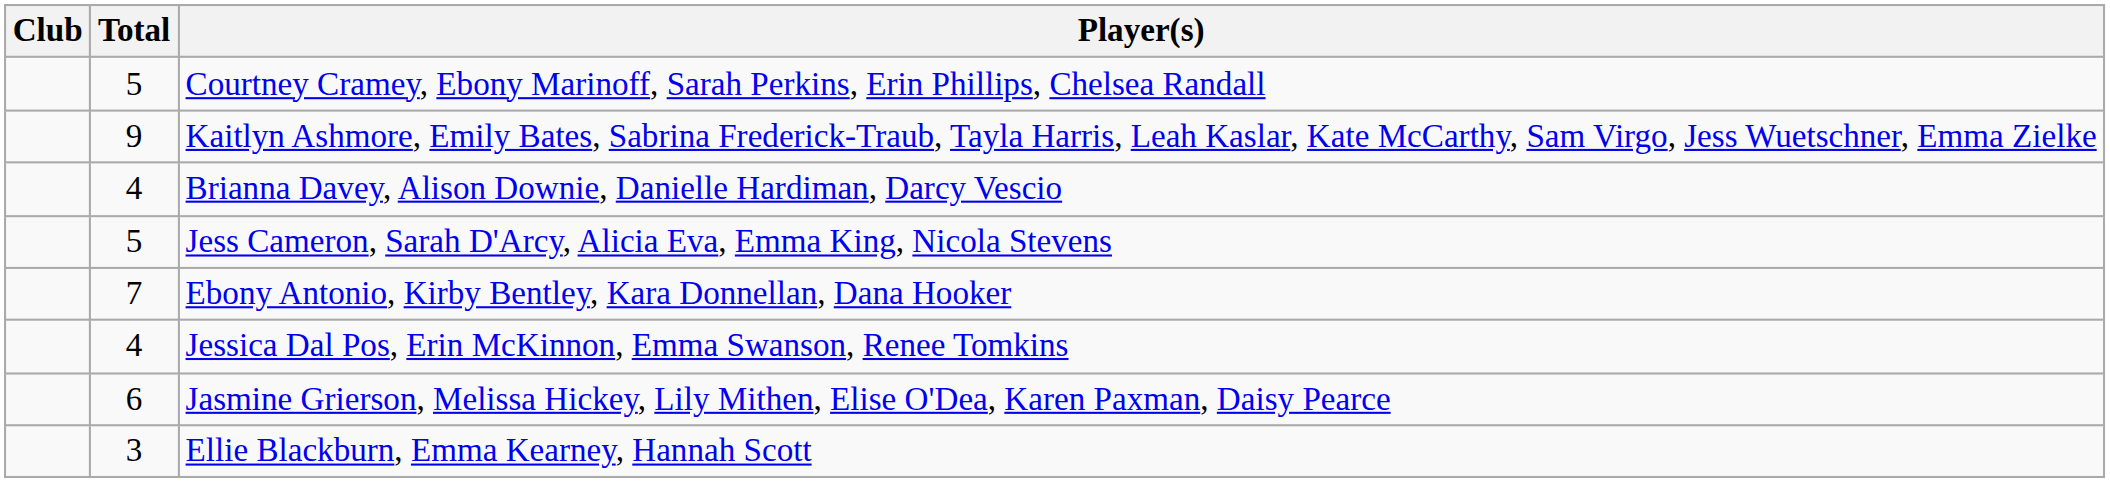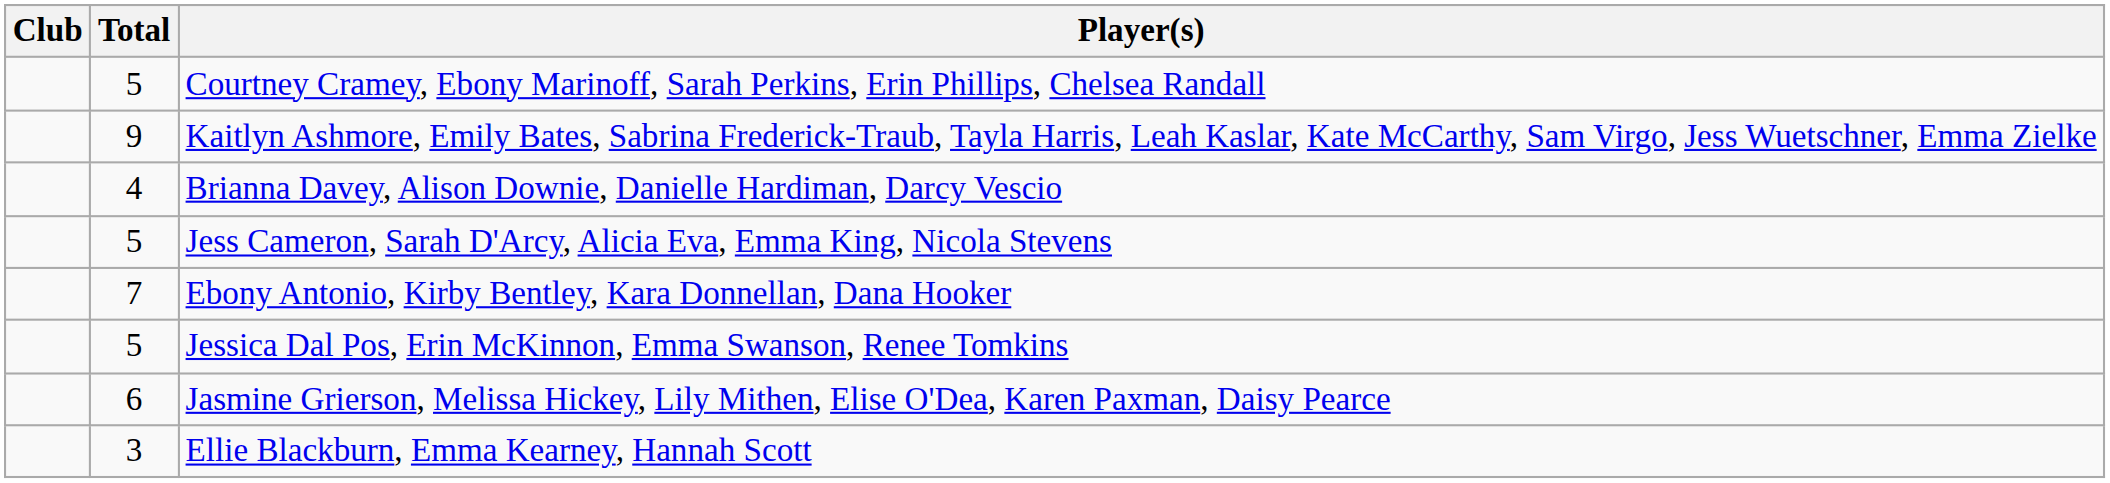(134, 345) 4 -> (134, 345) 5
